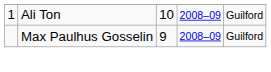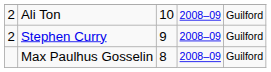(11, 15) 1 -> (11, 15) 2
+ row: (64, 36)
(163, 36) 9 -> (163, 57) 8
